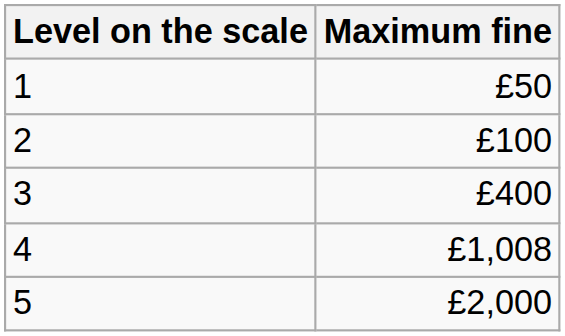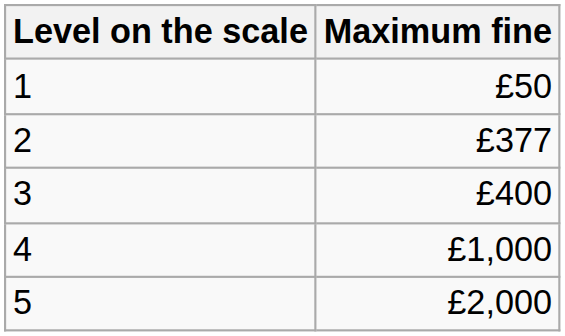(514, 140) £100 -> (514, 140) £377
(500, 248) £1,008 -> (500, 248) £1,000
